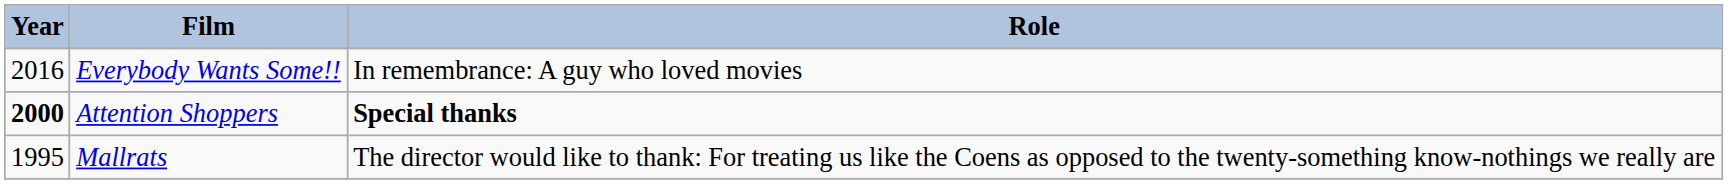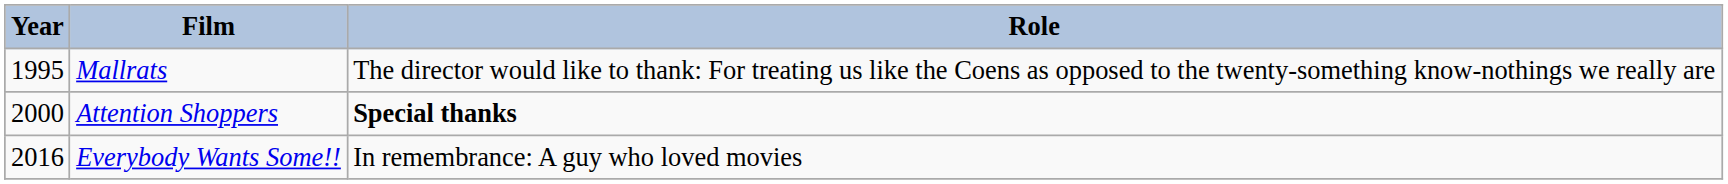rows swapped: (122, 157) <-> (209, 70)
(37, 113) bold -> (37, 113) normal
